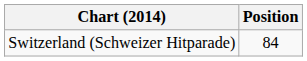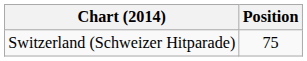(271, 42) 84 -> (271, 42) 75
